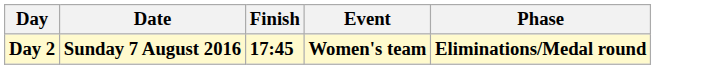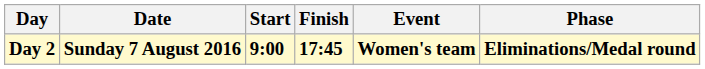+ column: (270, 19)
